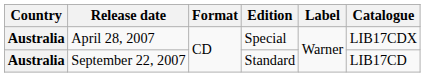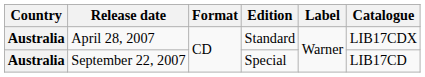(265, 38) Special -> (270, 38) Standard
(270, 60) Standard -> (265, 60) Special
